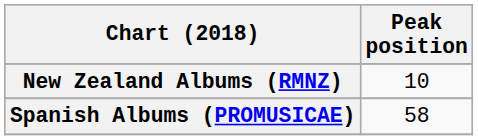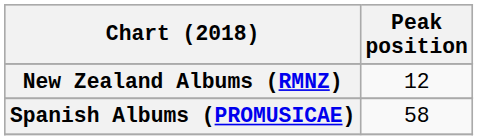(417, 82) 10 -> (417, 82) 12
